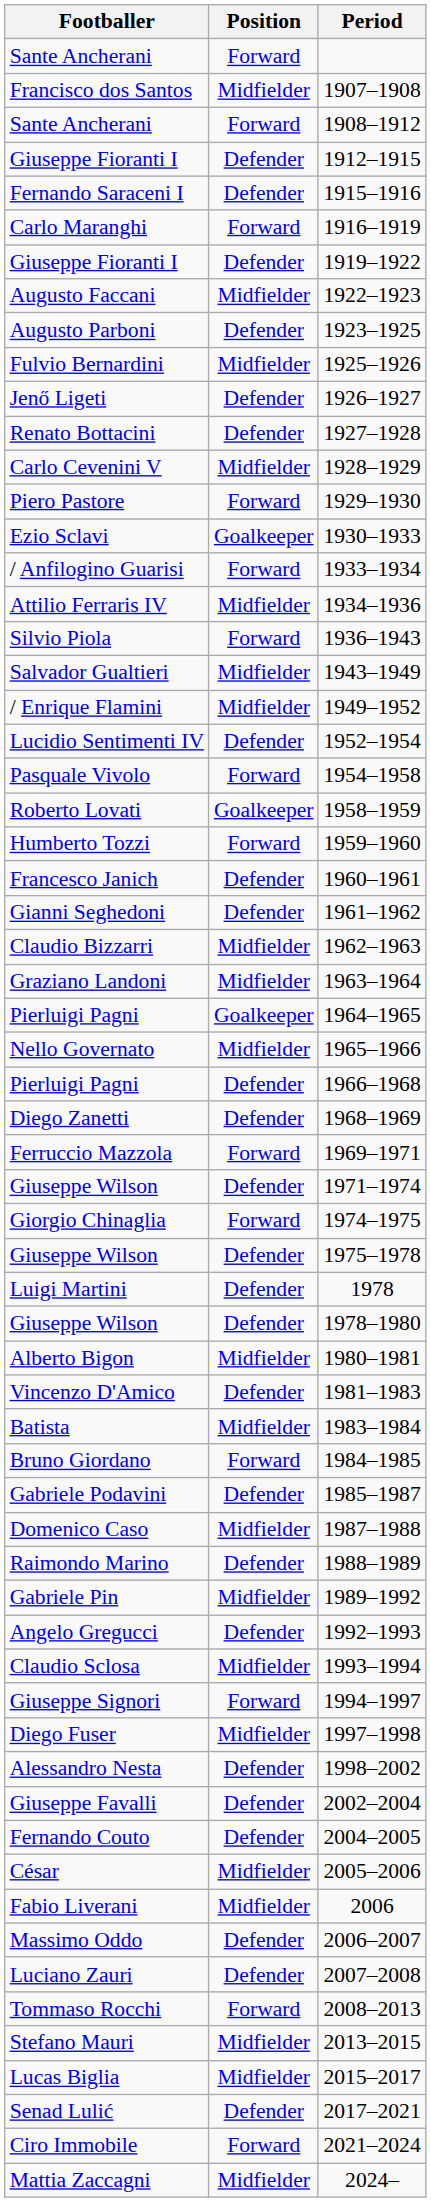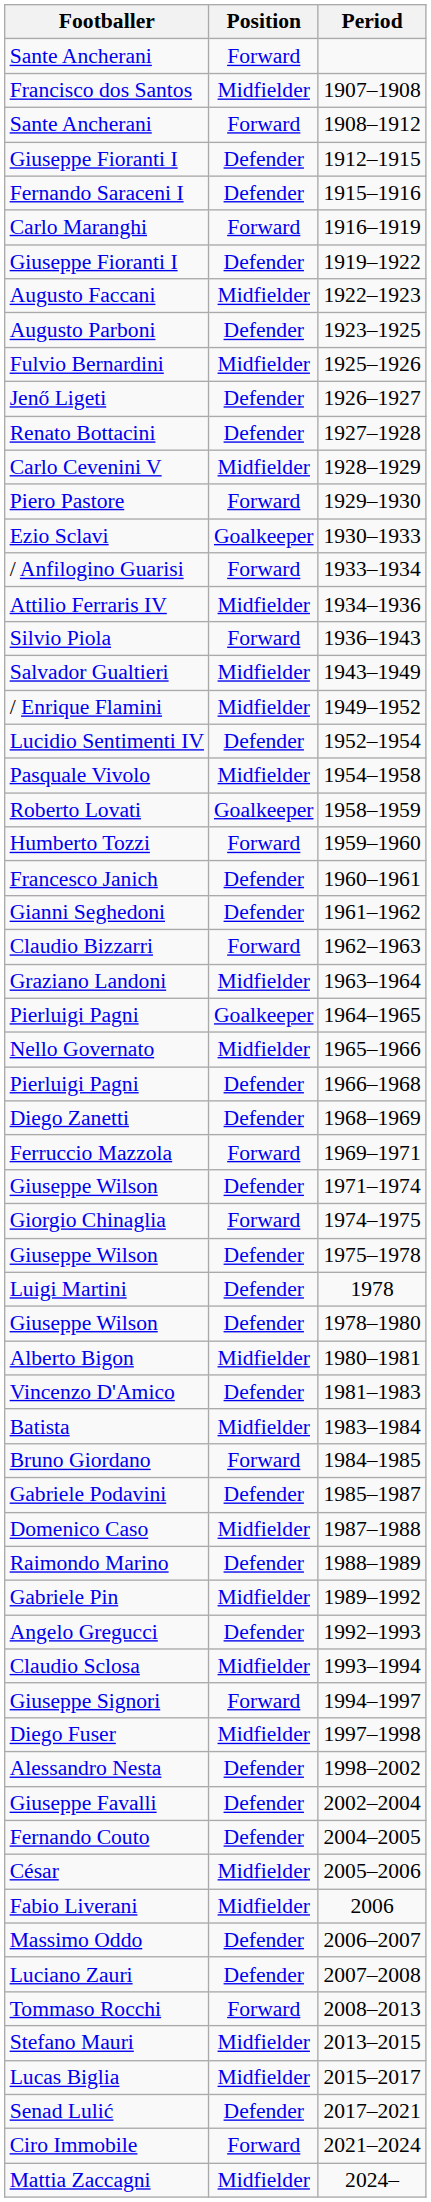(264, 775) Forward -> (264, 775) Midfielder
(264, 946) Midfielder -> (264, 946) Forward
